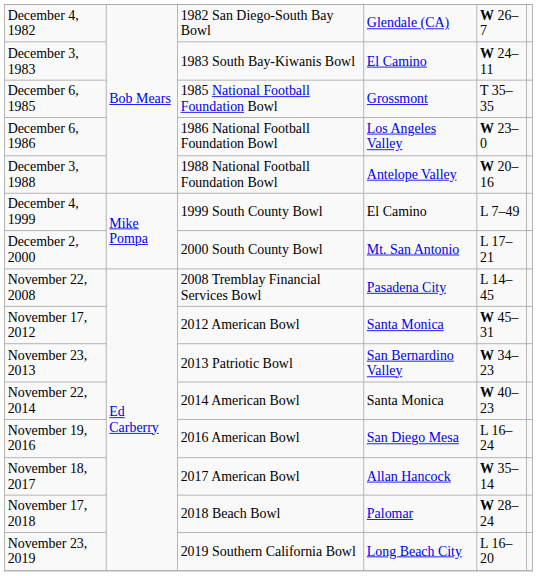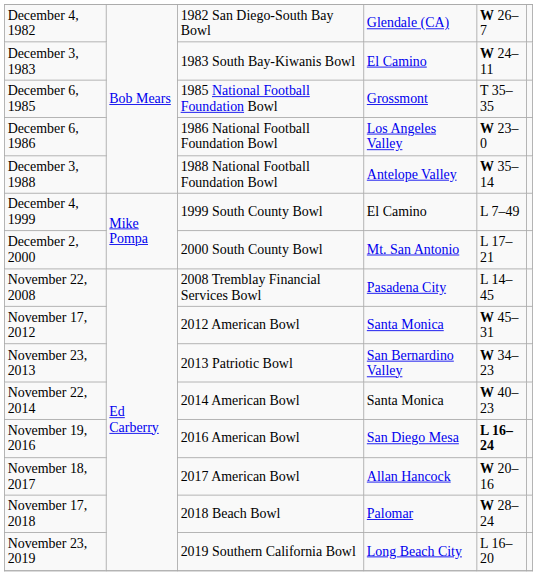(499, 174) W 20–16 -> (499, 174) W 35–14
(496, 438) normal -> (497, 438) bold
(499, 476) W 35–14 -> (499, 476) W 20–16
